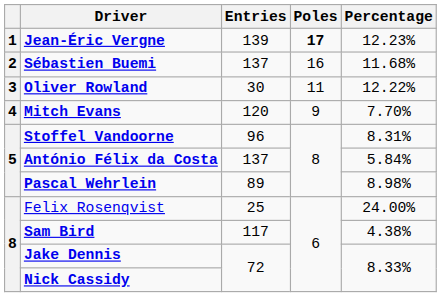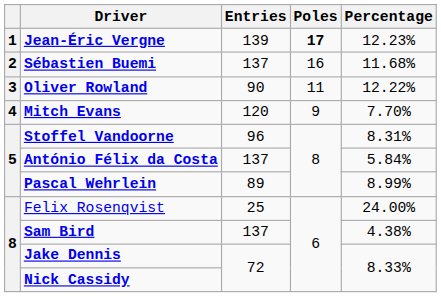(256, 88) 30 -> (256, 88) 90
(389, 184) 8.98% -> (389, 184) 8.99%
(256, 232) 117 -> (256, 232) 137
